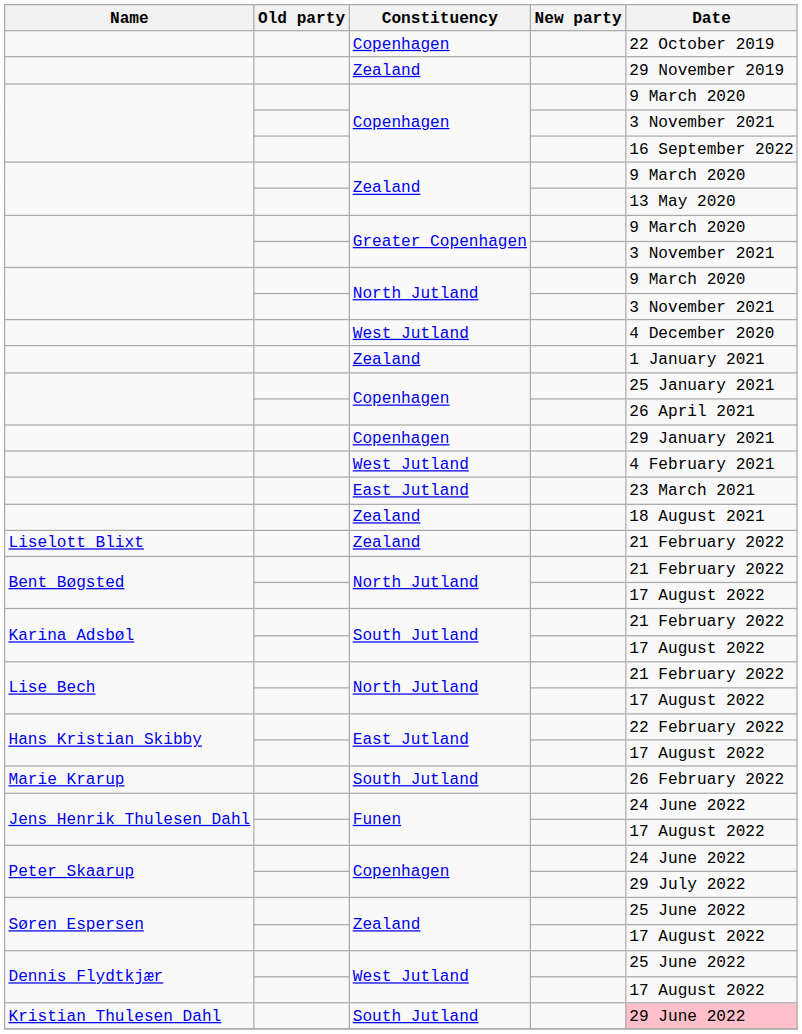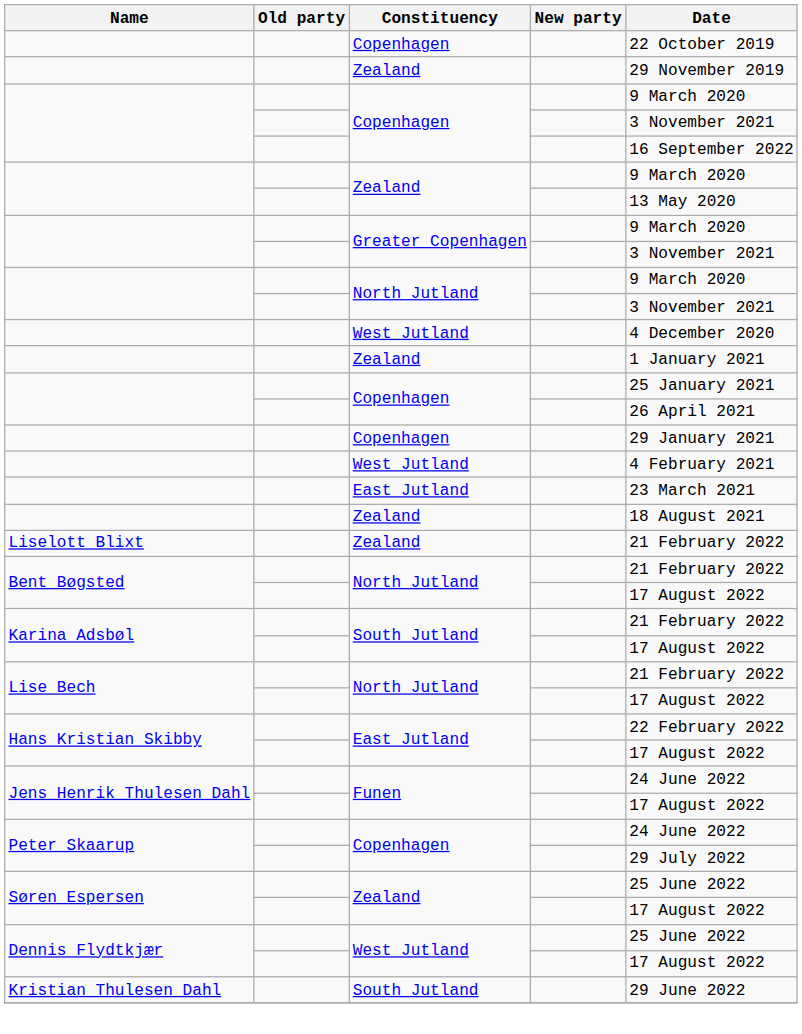- row: (67, 780)
(687, 1016) pink background -> (687, 990) no background
